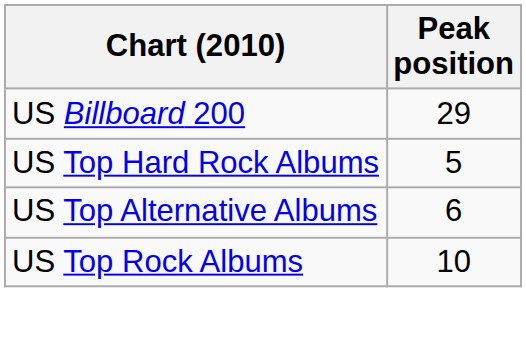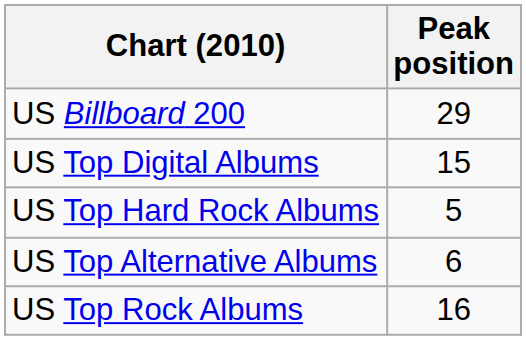+ row: (165, 162)
(454, 260) 10 -> (454, 310) 16
